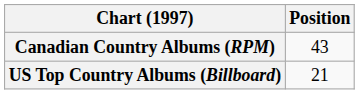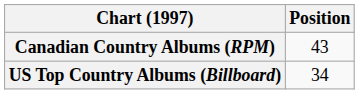(320, 74) 21 -> (320, 74) 34
